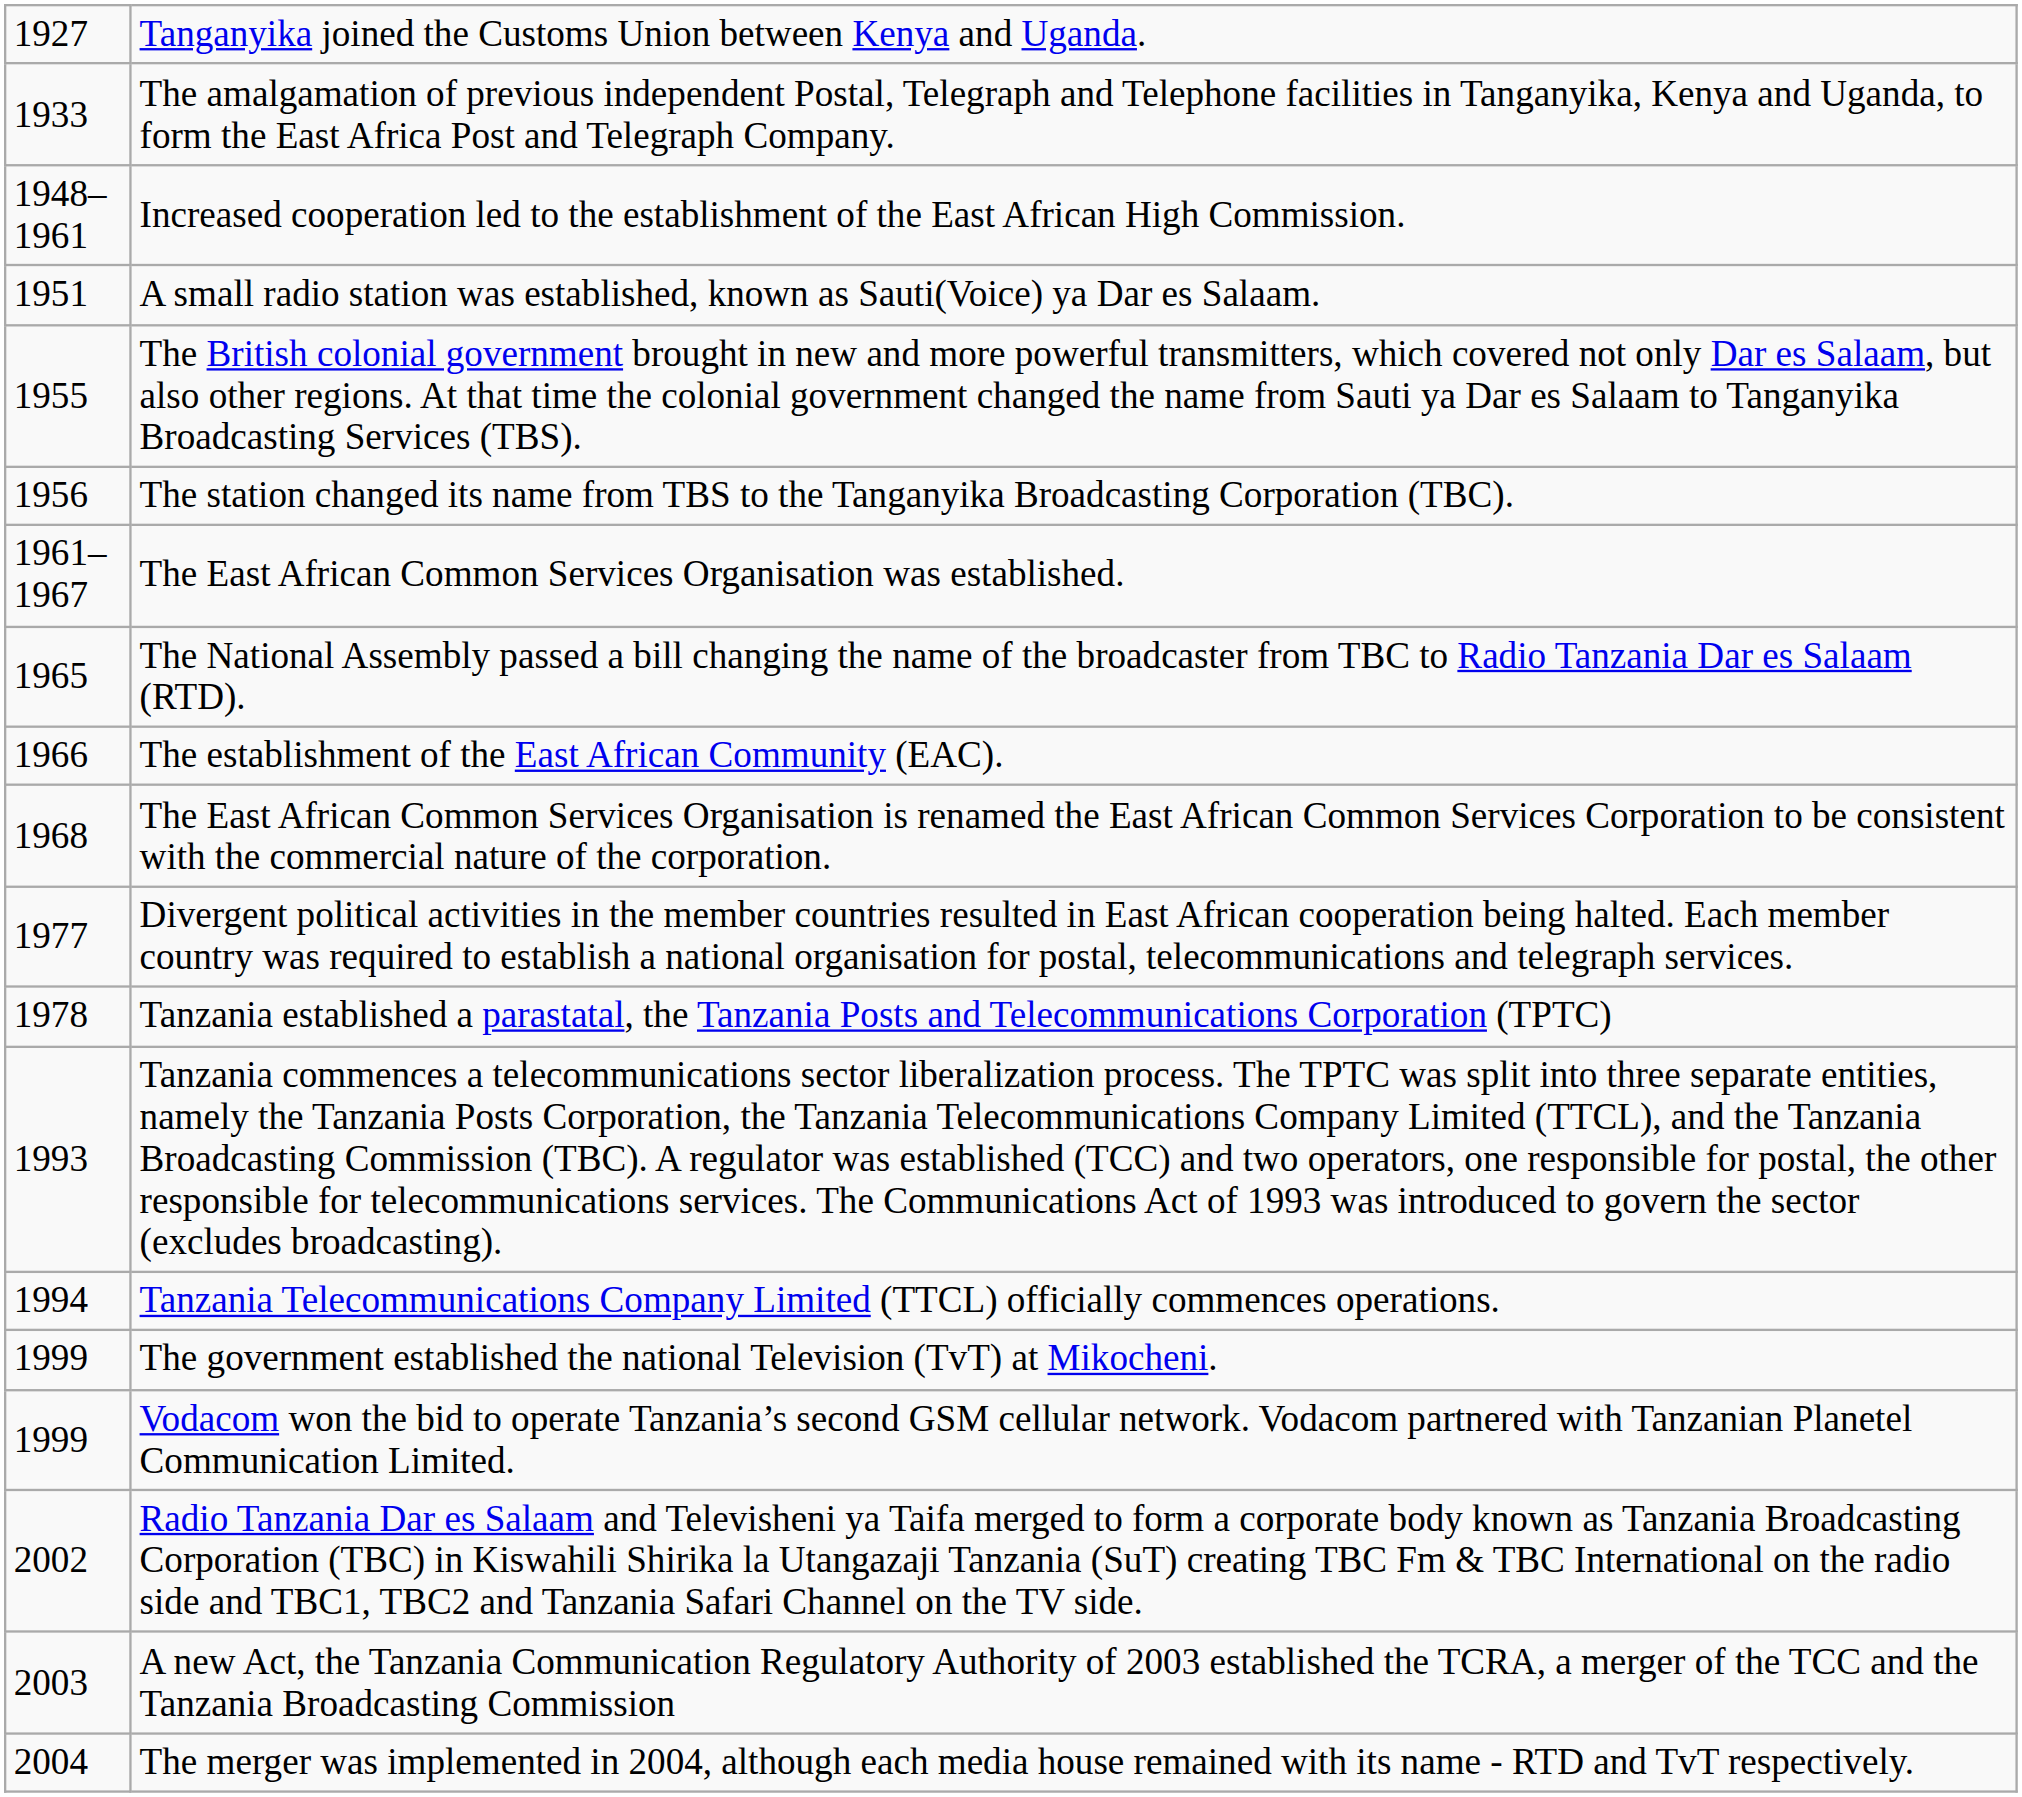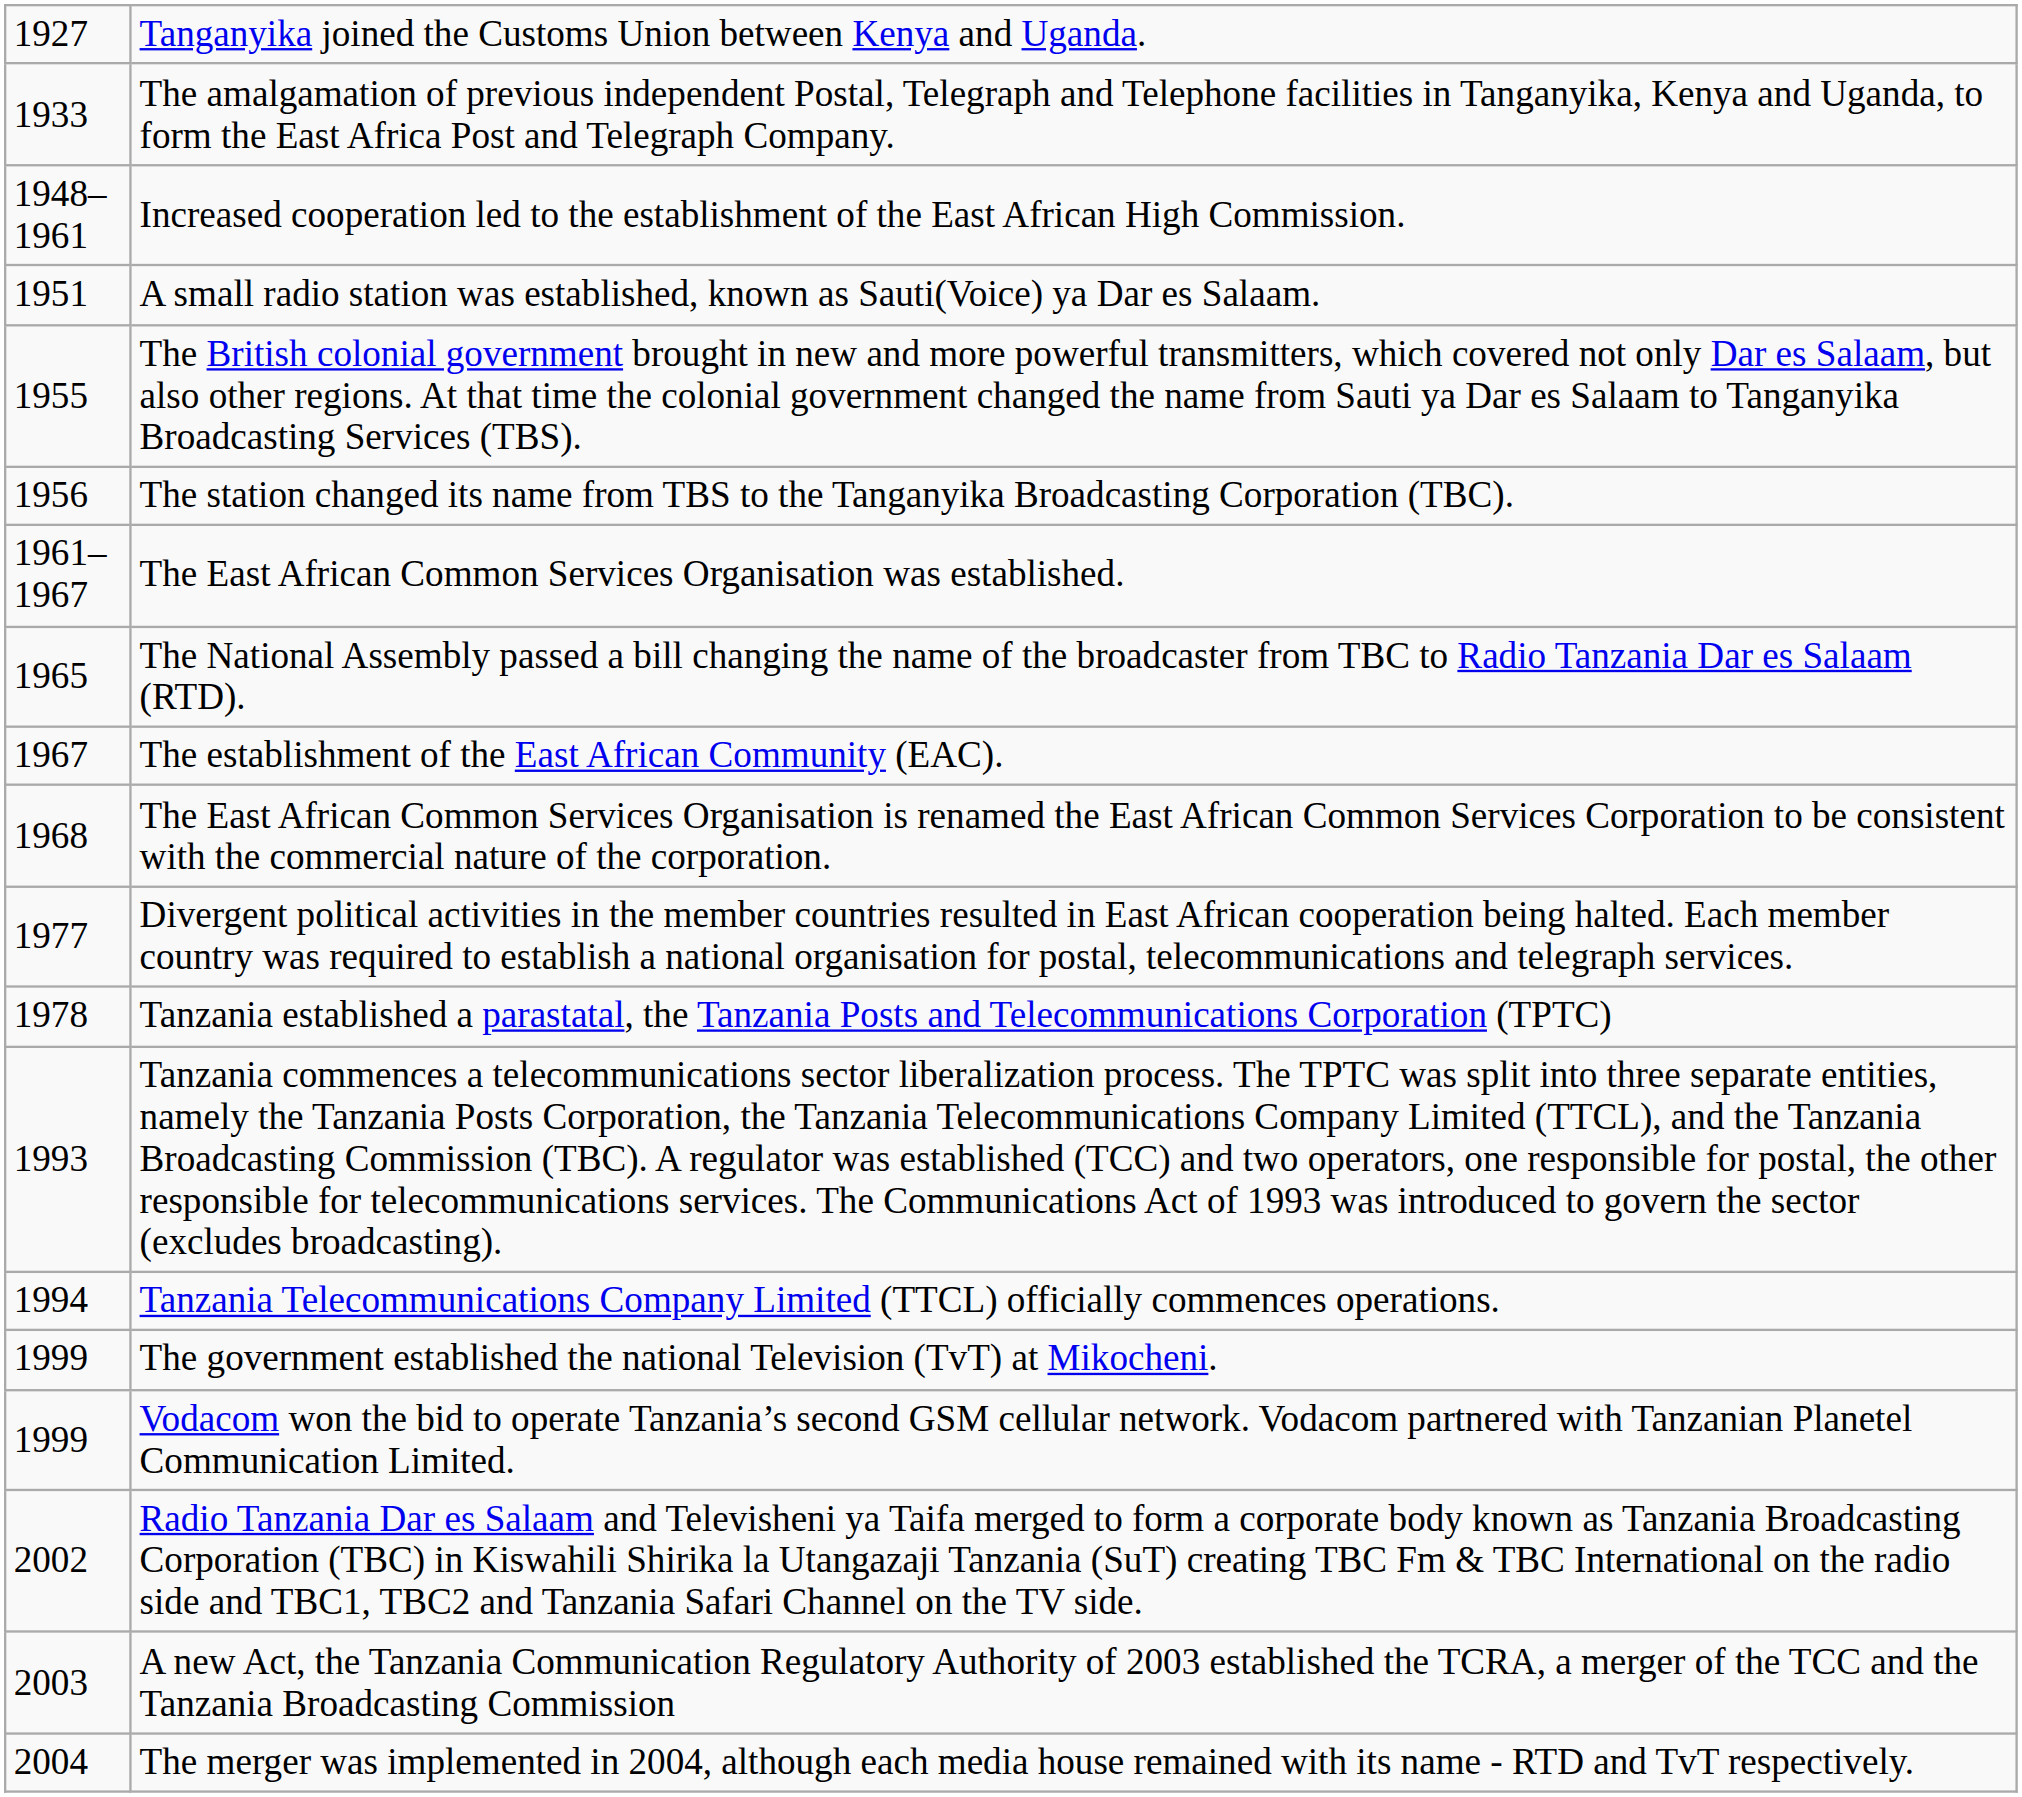(51, 755) 1966 -> (51, 755) 1967
